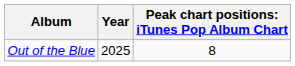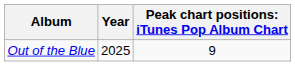(212, 50) 8 -> (212, 50) 9
